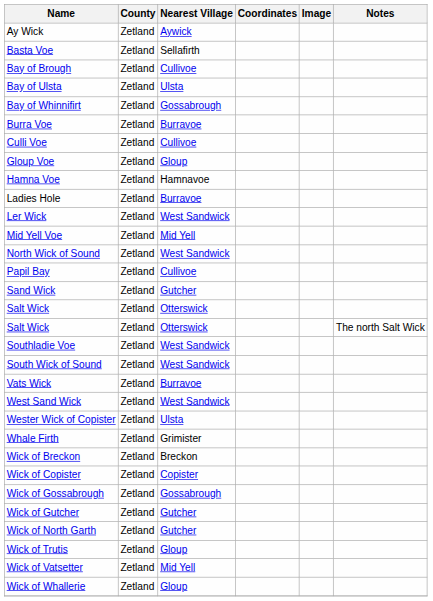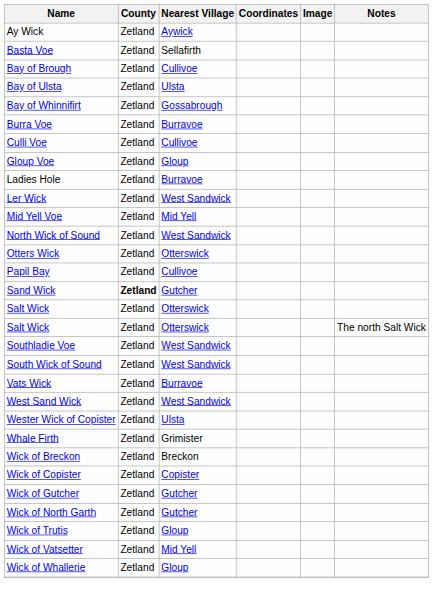- row: (33, 180)
+ row: (33, 253)
(137, 290) normal -> (138, 290) bold
- row: (55, 494)
